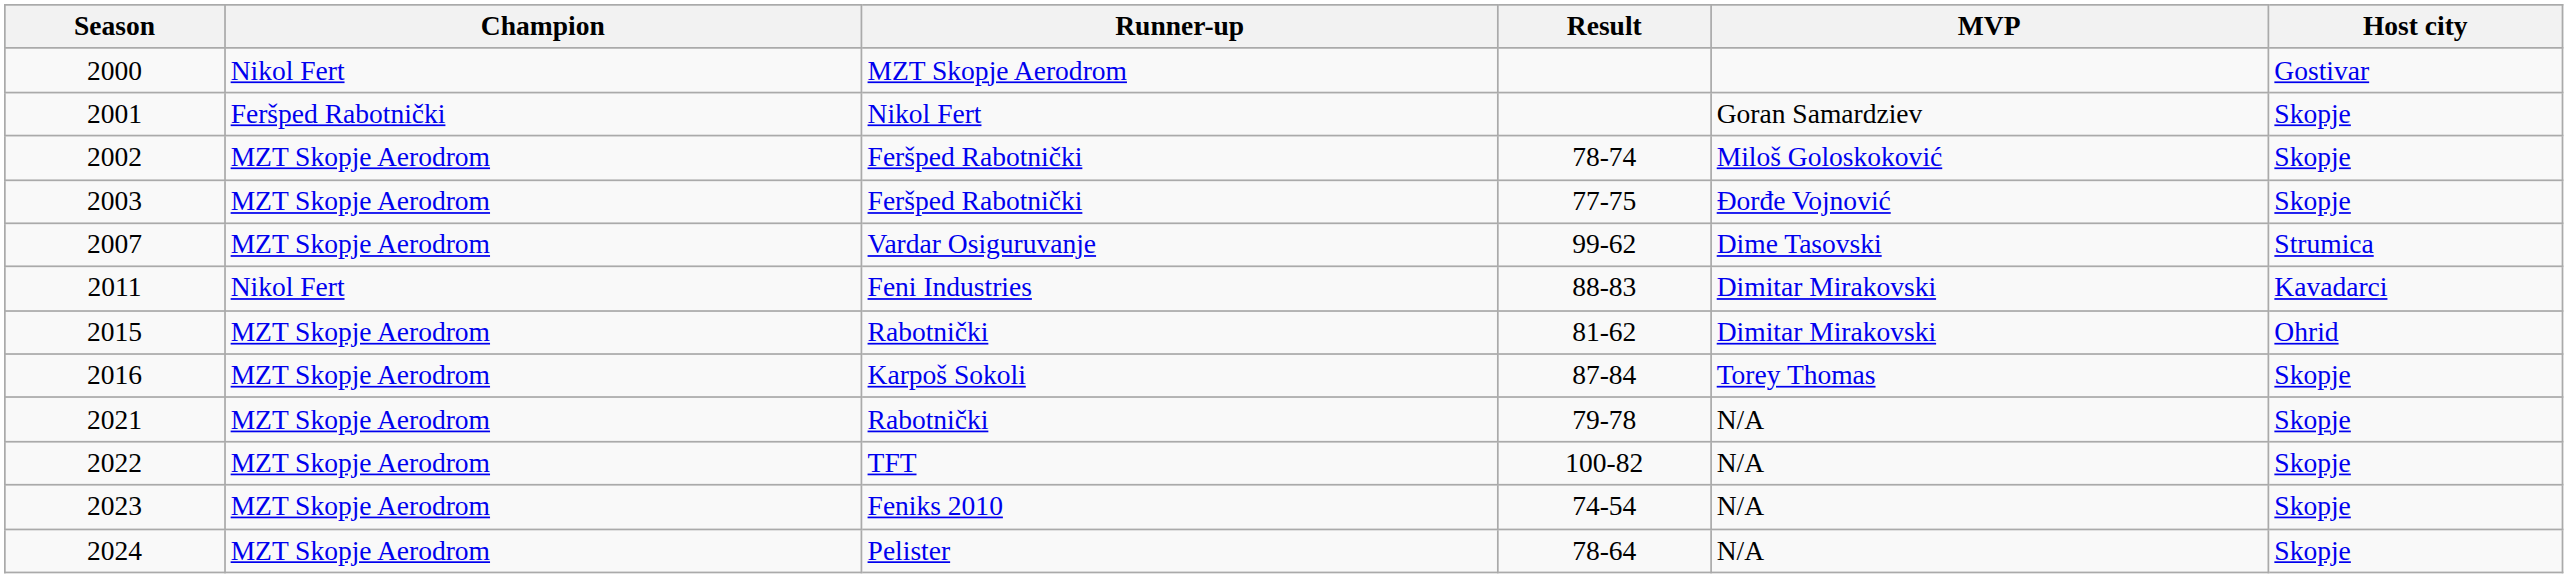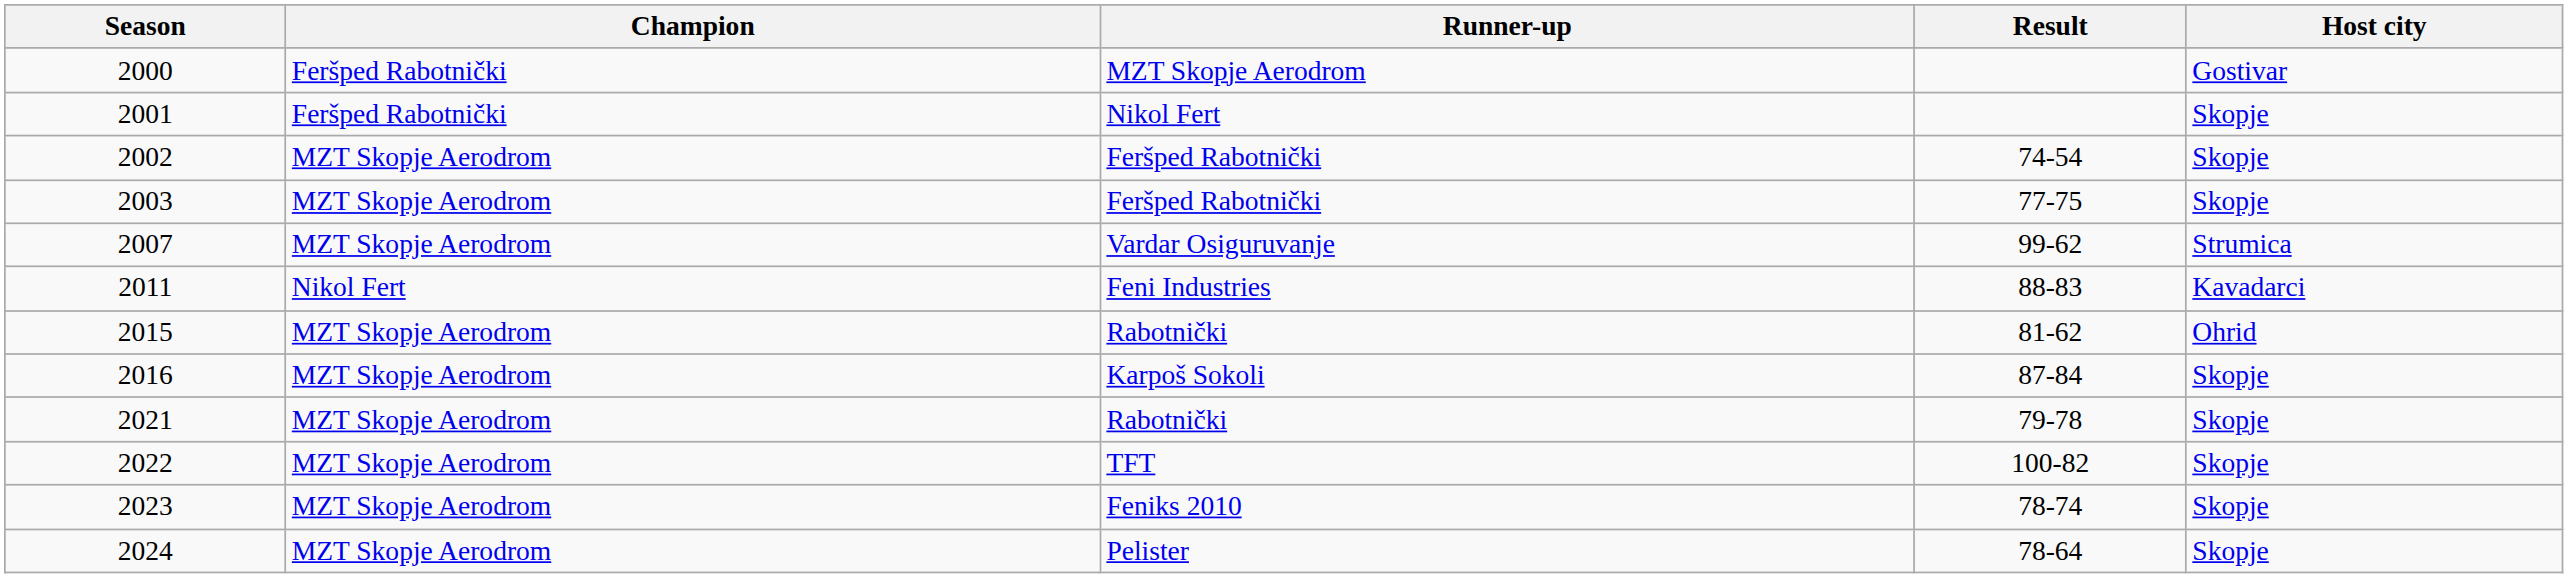- column: (1989, 26)
(288, 69) Nikol Fert -> (399, 69) Feršped Rabotnički
(1604, 157) 78-74 -> (2050, 157) 74-54
(1604, 506) 74-54 -> (2050, 506) 78-74
